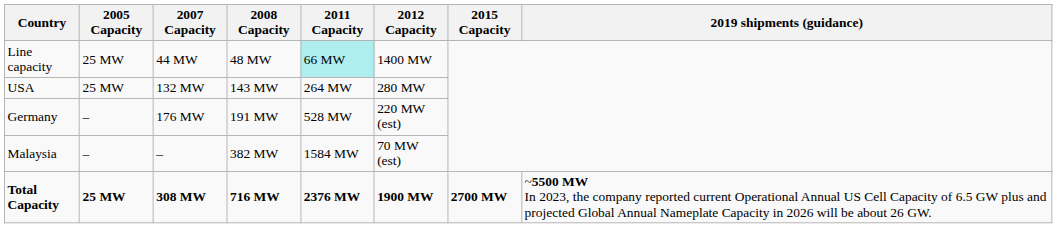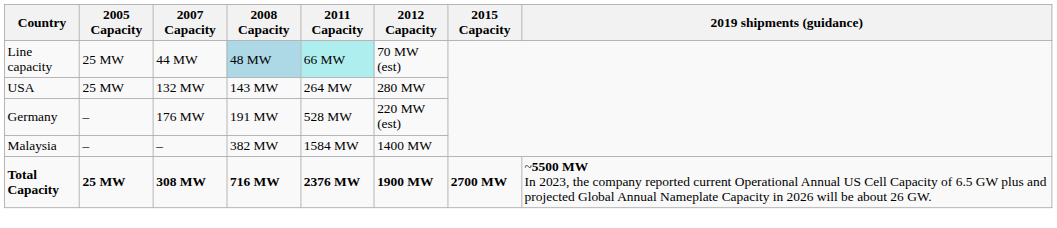(251, 59) no background -> (251, 59) lightblue background
(405, 59) 1400 MW -> (398, 59) 70 MW (est)
(398, 153) 70 MW (est) -> (405, 145) 1400 MW
